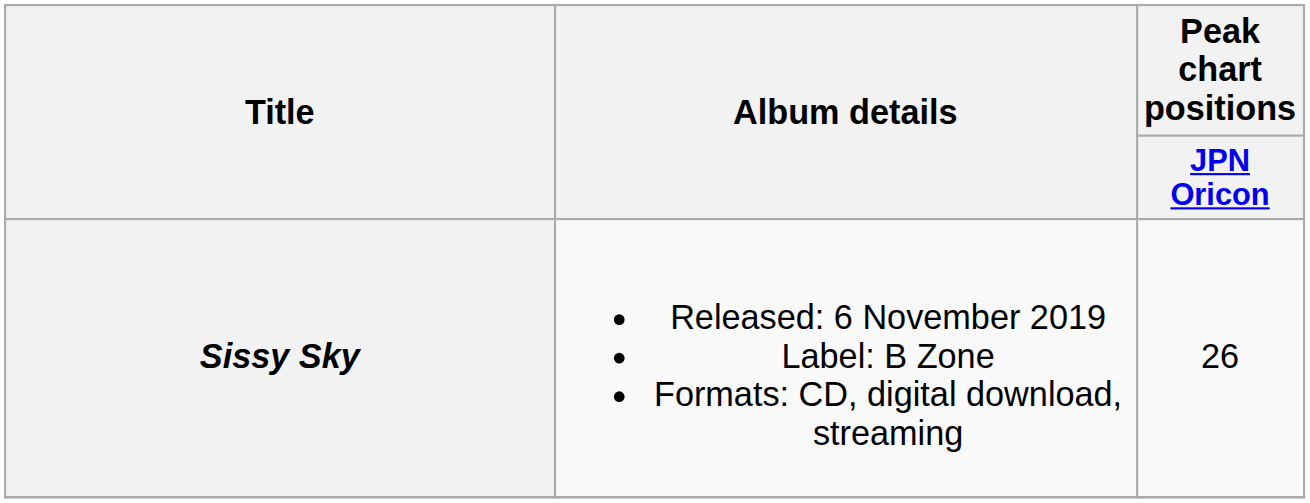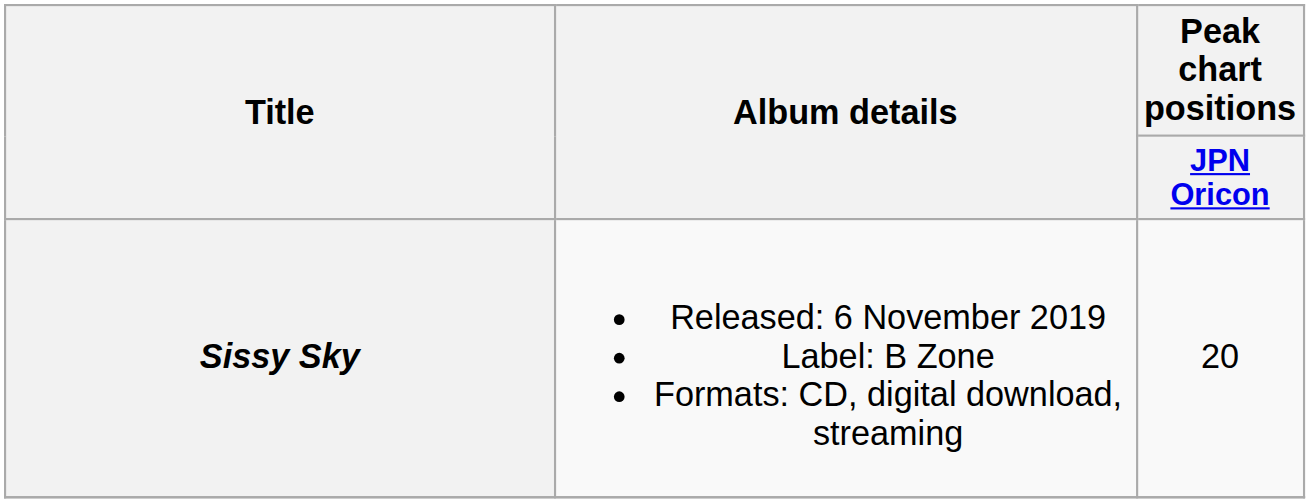(1220, 357) 26 -> (1220, 357) 20
